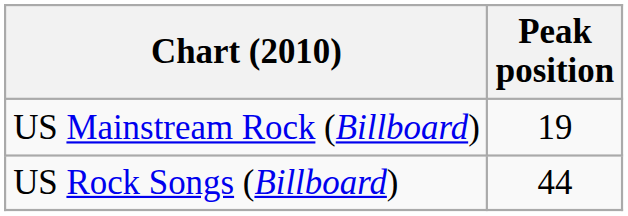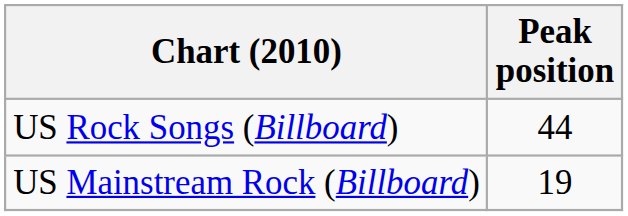rows swapped: (246, 126) <-> (206, 182)
